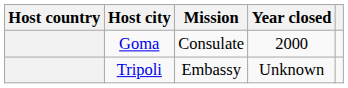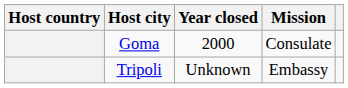columns swapped: (211, 17) <-> (292, 17)
